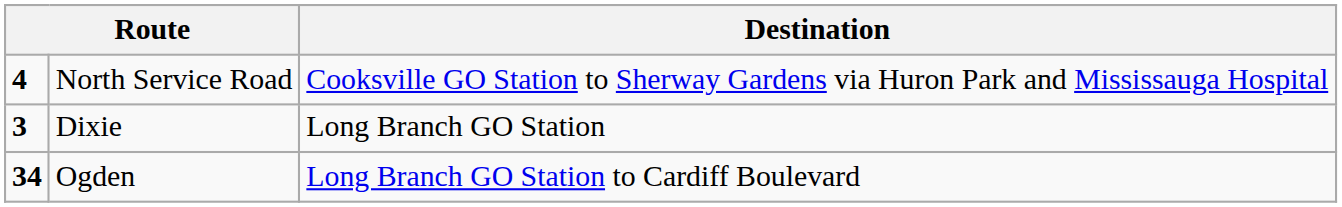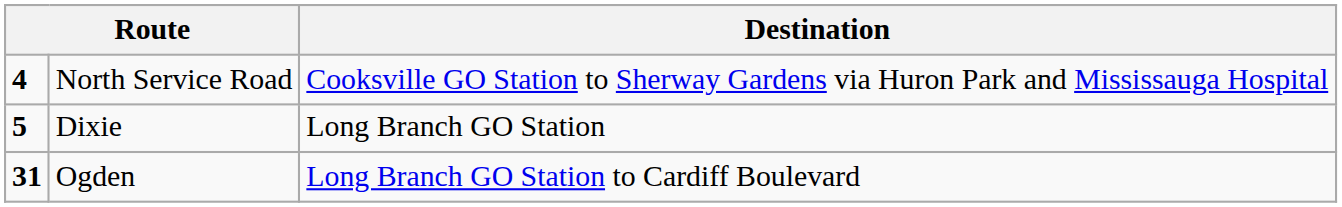(19, 127) 3 -> (19, 127) 5
(27, 176) 34 -> (27, 176) 31
